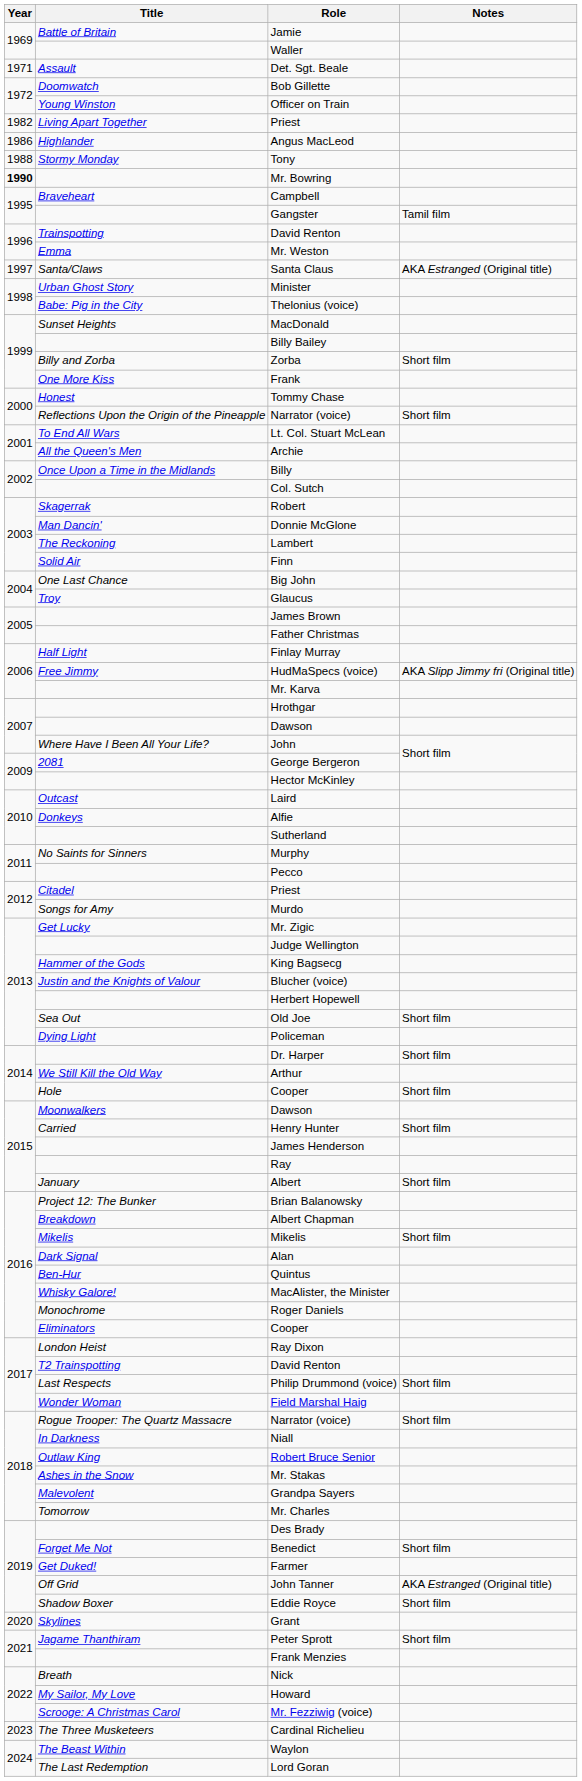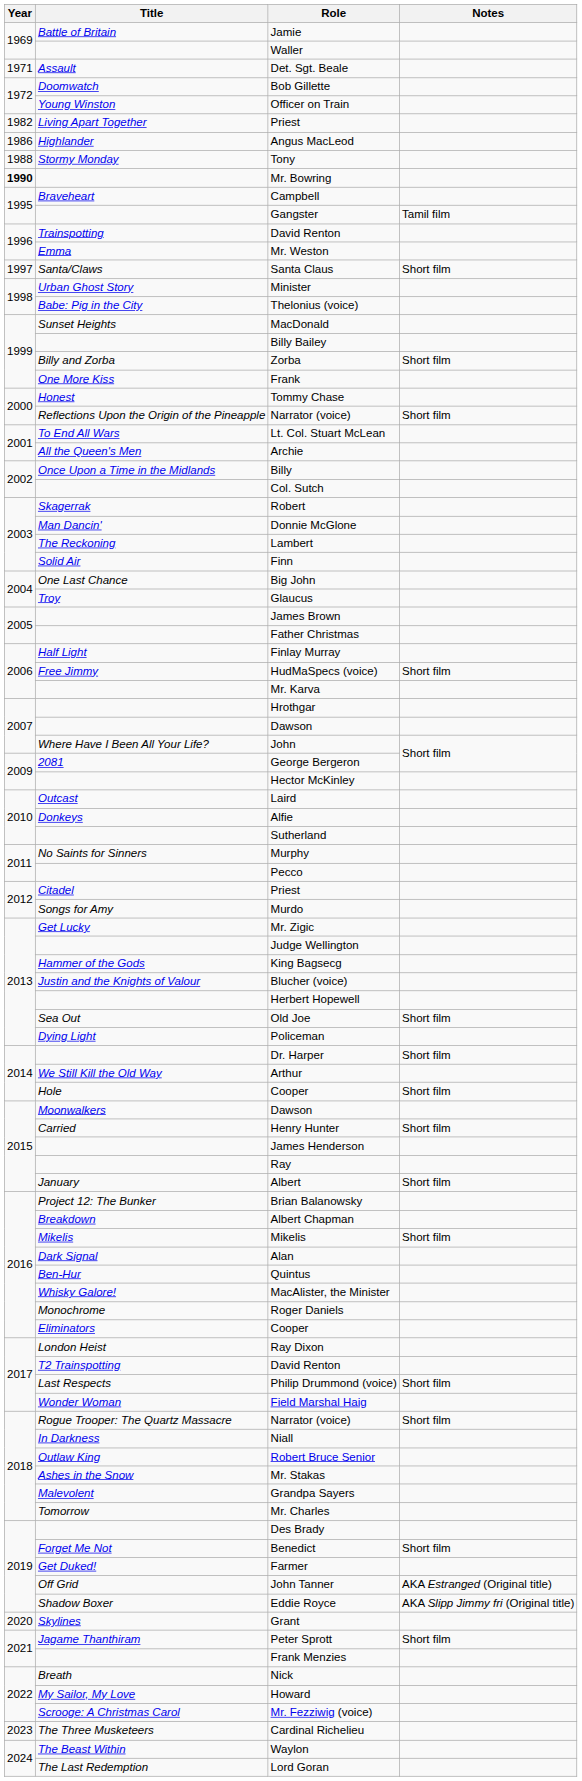(477, 269) AKA Estranged (Original title) -> (426, 269) Short film
(488, 671) AKA Slipp Jimmy fri (Original title) -> (426, 671) Short film
(426, 1603) Short film -> (488, 1603) AKA Slipp Jimmy fri (Original title)
